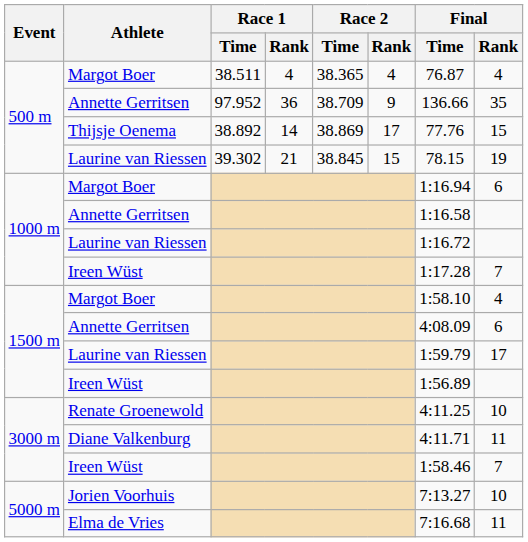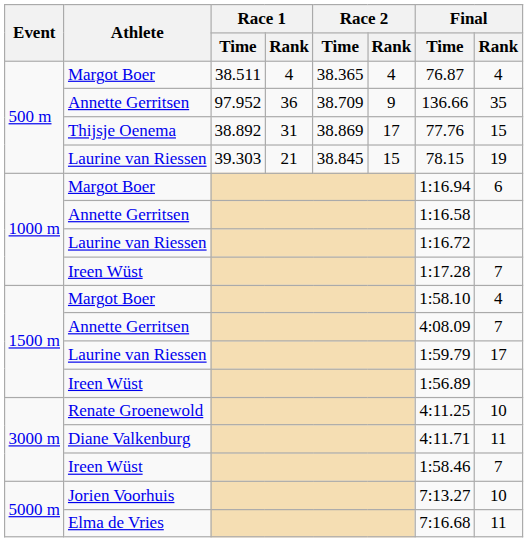(289, 131) 14 -> (289, 131) 31
(238, 159) 39.302 -> (238, 159) 39.303
(498, 327) 6 -> (498, 327) 7
